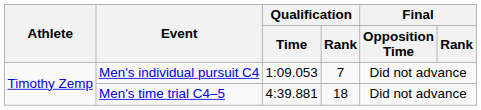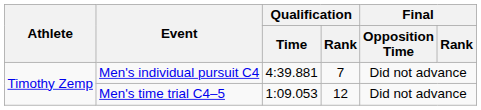(292, 72) 1:09.053 -> (292, 72) 4:39.881
(292, 94) 4:39.881 -> (292, 94) 1:09.053
(340, 94) 18 -> (340, 94) 12
